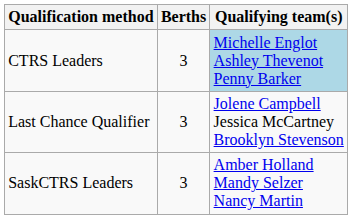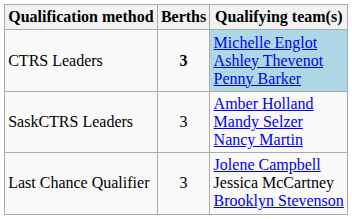(184, 60) normal -> (184, 60) bold
rows swapped: (71, 183) <-> (79, 121)
